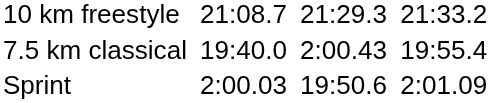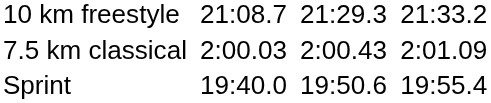(244, 50) 19:40.0 -> (244, 50) 2:00.03
(444, 50) 19:55.4 -> (444, 50) 2:01.09
(244, 85) 2:00.03 -> (244, 85) 19:40.0
(444, 85) 2:01.09 -> (444, 85) 19:55.4
